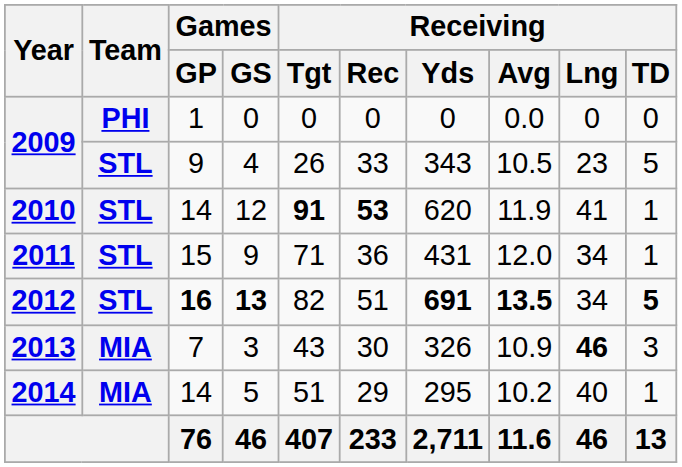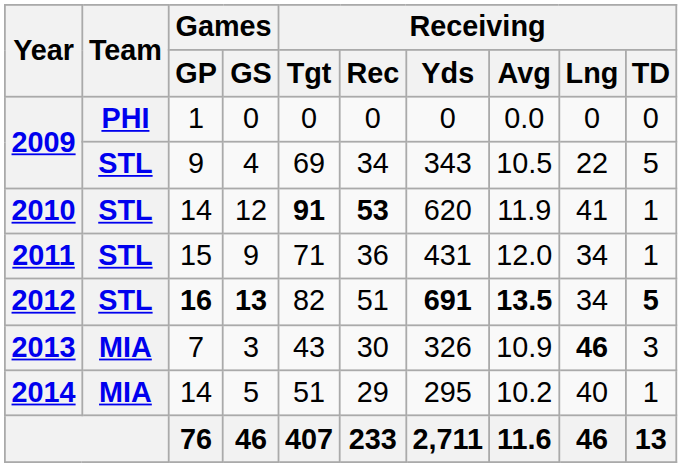(309, 164) 26 -> (309, 164) 69
(373, 164) 33 -> (373, 164) 34
(592, 164) 23 -> (592, 164) 22
